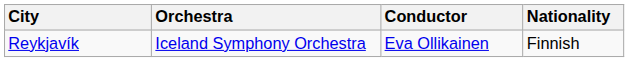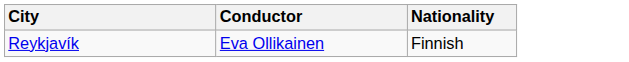- column: (194, 17)
